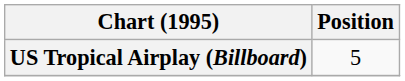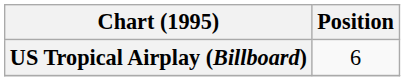(356, 57) 5 -> (356, 57) 6
